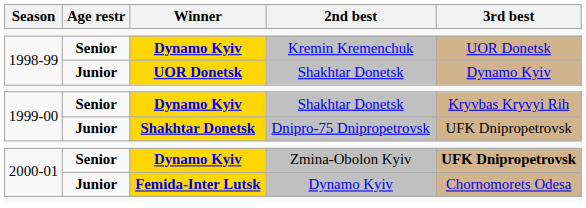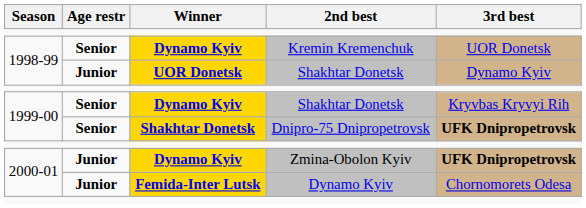(96, 128) Junior -> (96, 128) Senior
(509, 128) normal -> (509, 128) bold
(96, 159) Senior -> (96, 159) Junior
